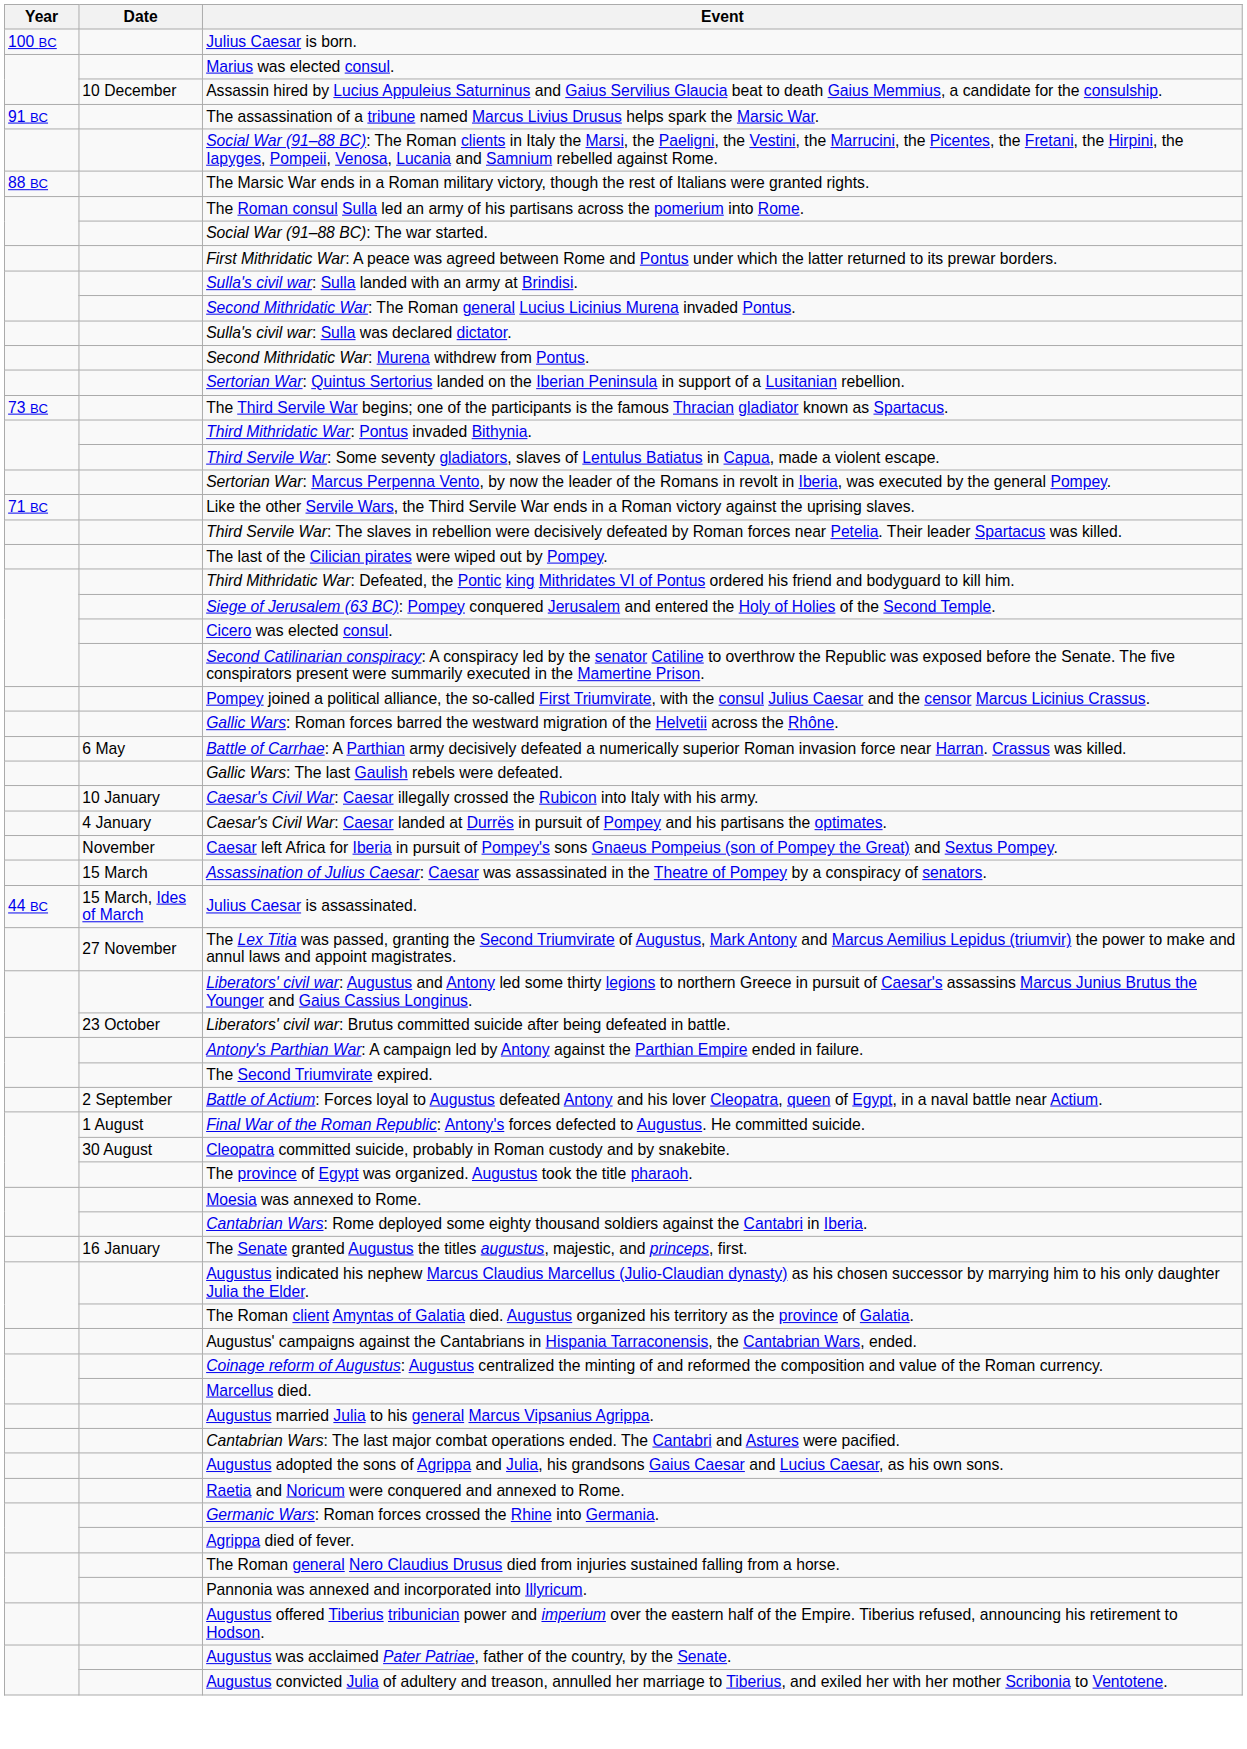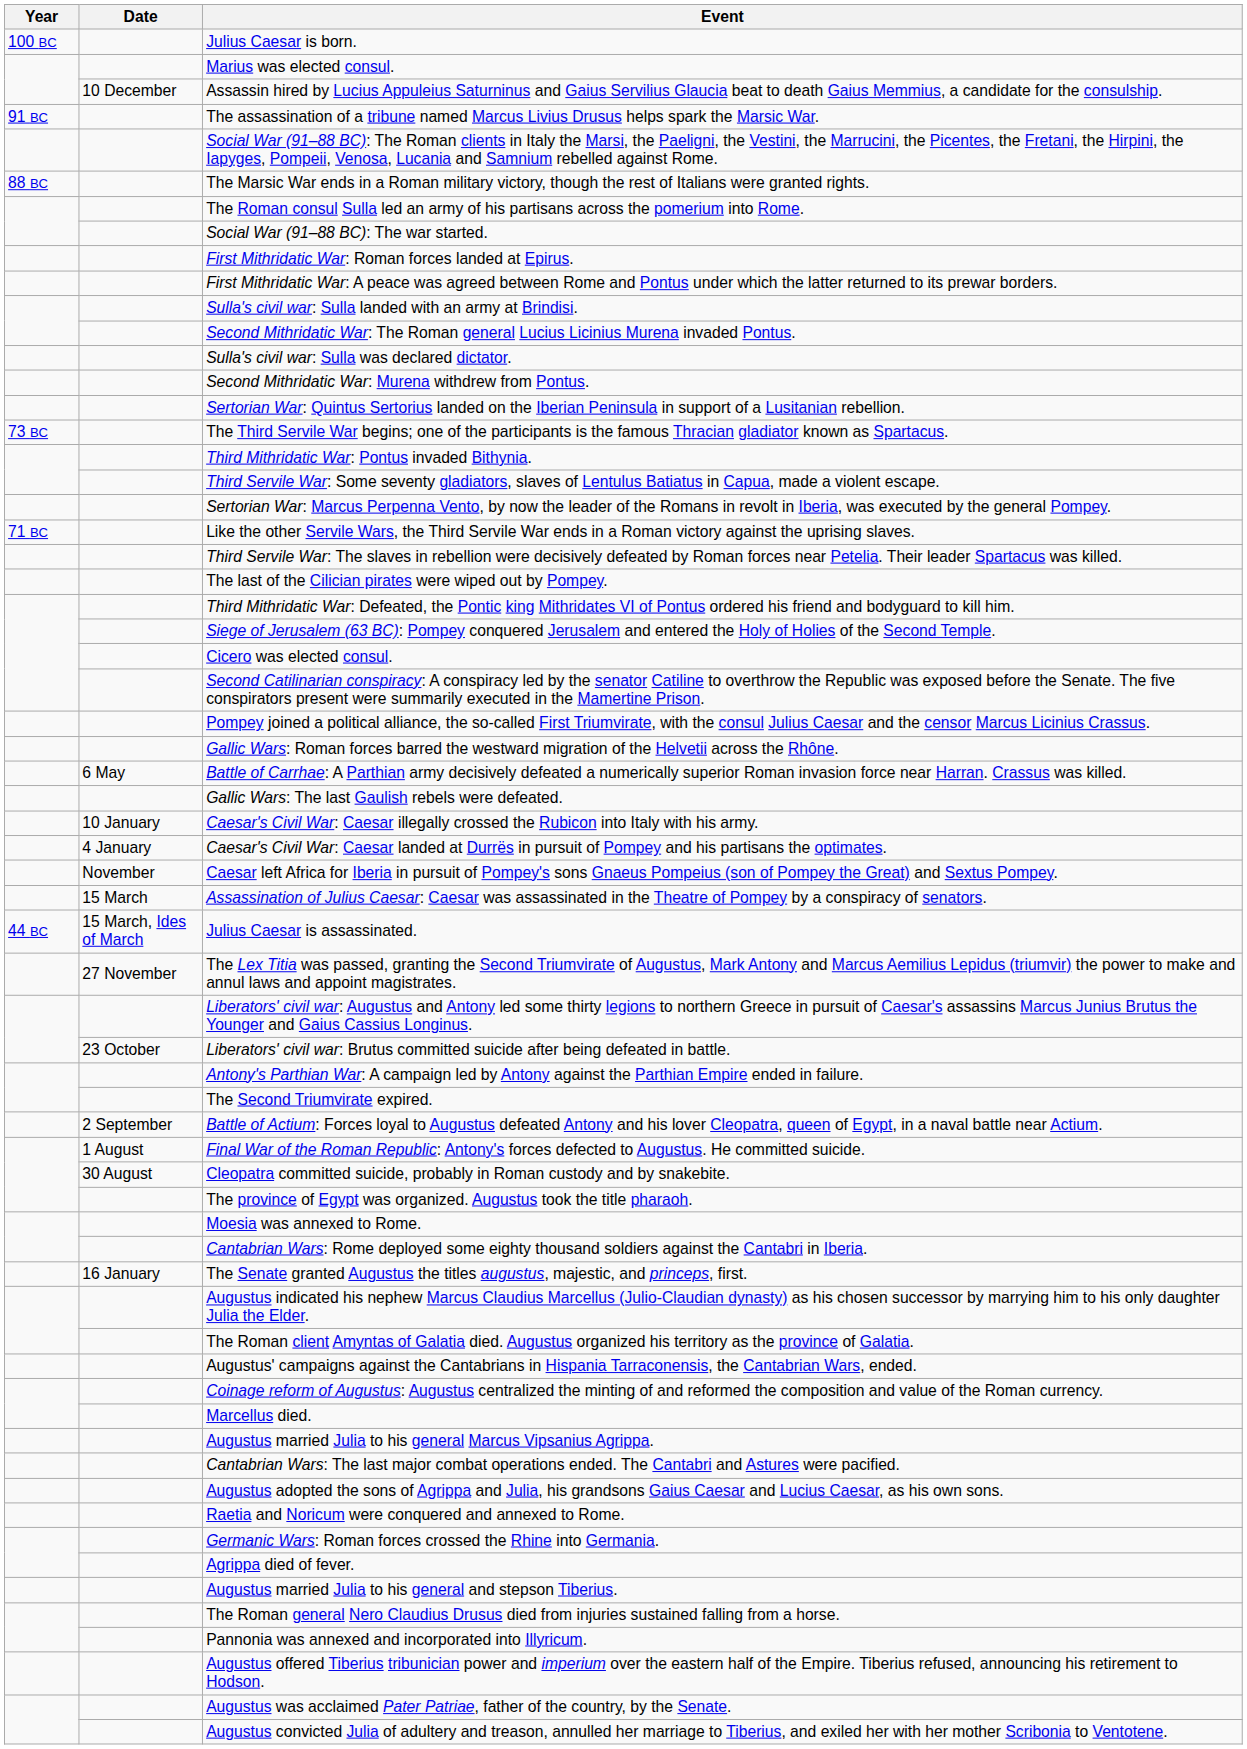+ row: (390, 258)
+ row: (412, 1589)
